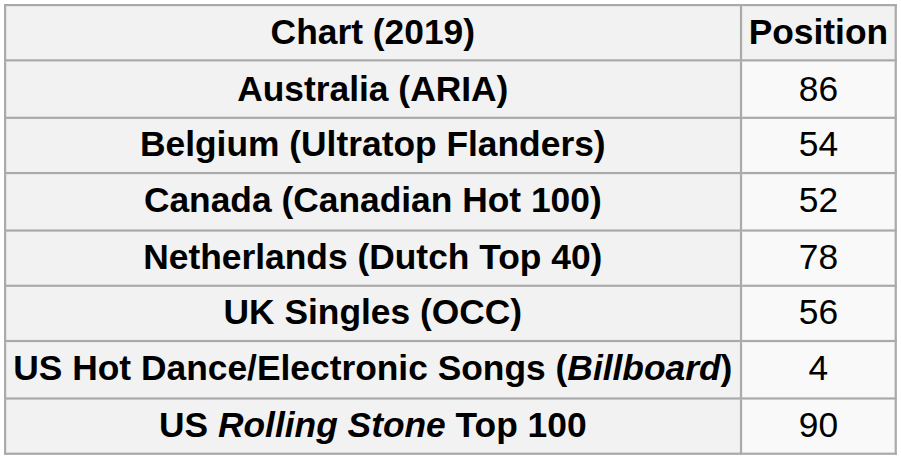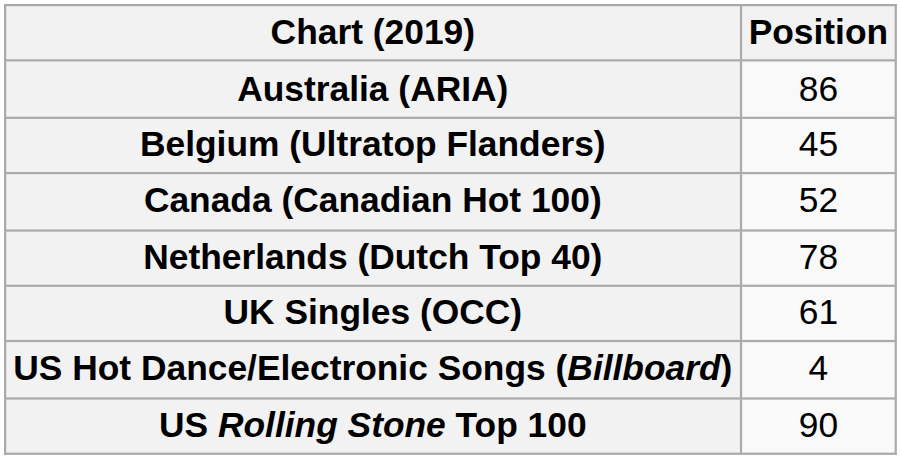(818, 144) 54 -> (818, 144) 45
(818, 312) 56 -> (818, 312) 61
